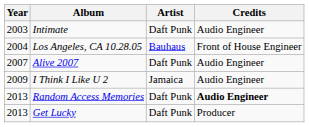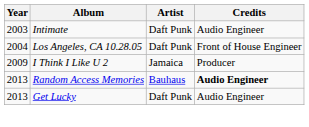(167, 46) Bauhaus -> (170, 46) Daft Punk
- row: (55, 63)
(230, 79) Audio Engineer -> (216, 63) Producer
(170, 96) Daft Punk -> (167, 79) Bauhaus
(216, 113) Producer -> (230, 96) Audio Engineer
